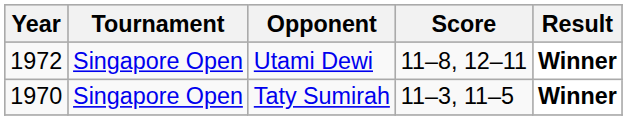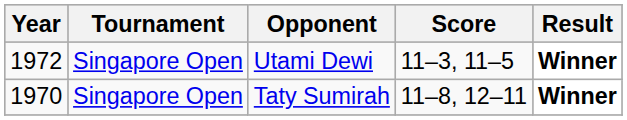(464, 60) 11–8, 12–11 -> (457, 60) 11–3, 11–5
(457, 97) 11–3, 11–5 -> (464, 97) 11–8, 12–11
